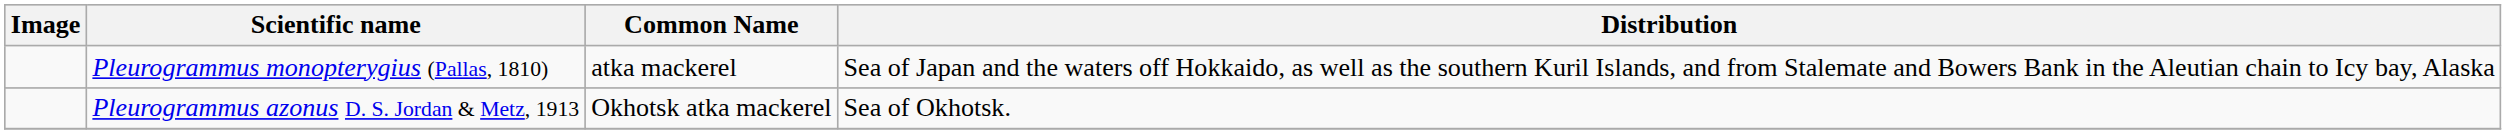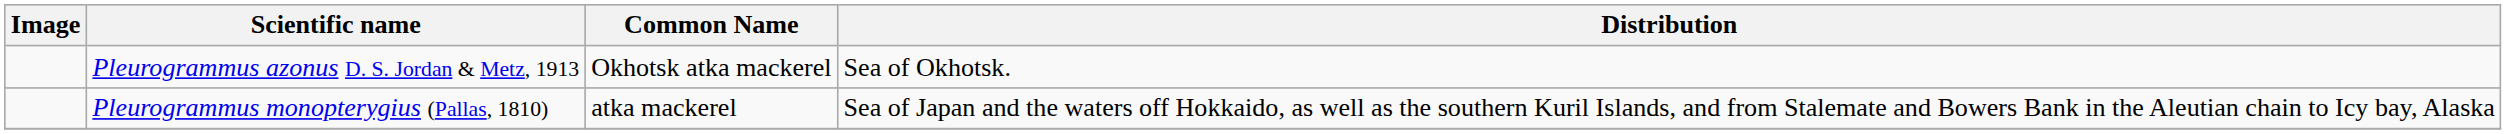rows swapped: (336, 107) <-> (320, 66)
